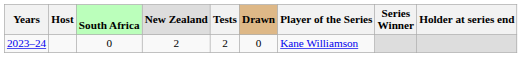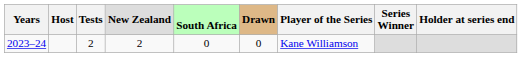columns swapped: (225, 19) <-> (109, 25)
